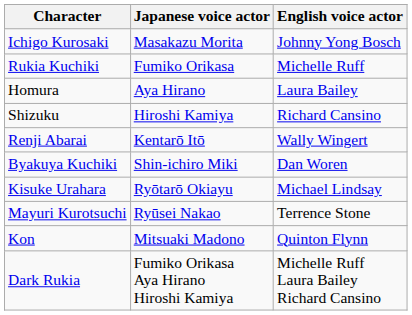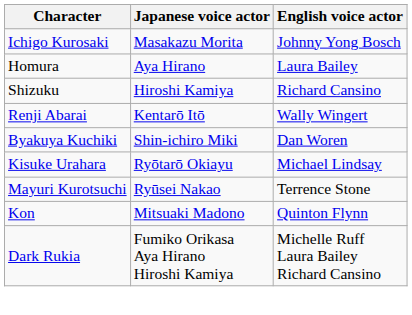- row: (54, 66)
